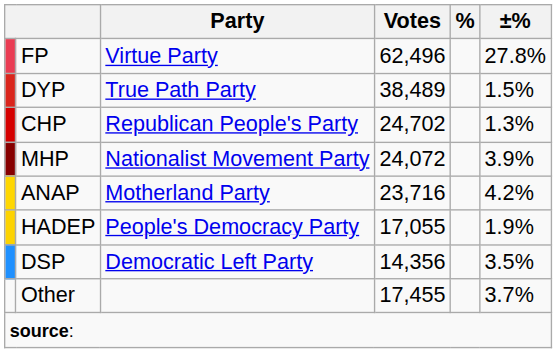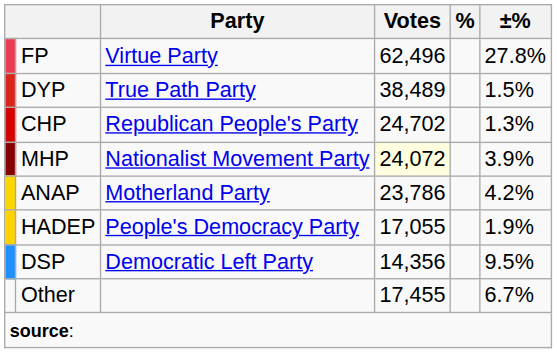(412, 158) no background -> (412, 158) lightyellow background
(412, 192) 23,716 -> (412, 192) 23,786
(509, 261) 3.5% -> (509, 261) 9.5%
(509, 295) 3.7% -> (509, 295) 6.7%
